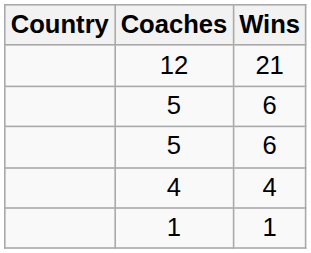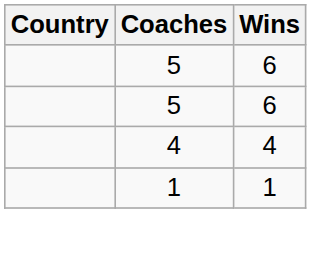- row: (174, 65)
